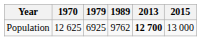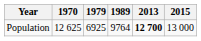(120, 28) 9762 -> (120, 28) 9764
